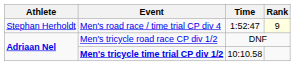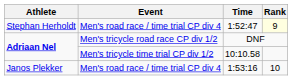(152, 54) bold -> (147, 54) normal
+ row: (242, 68)
